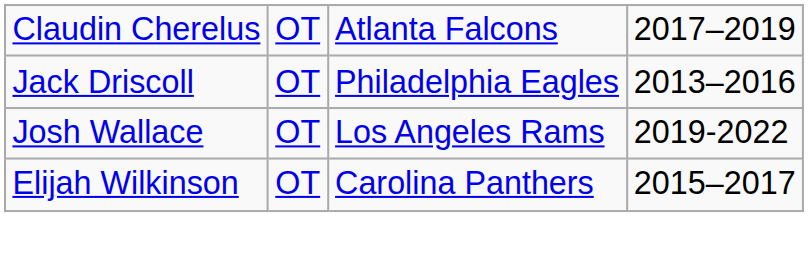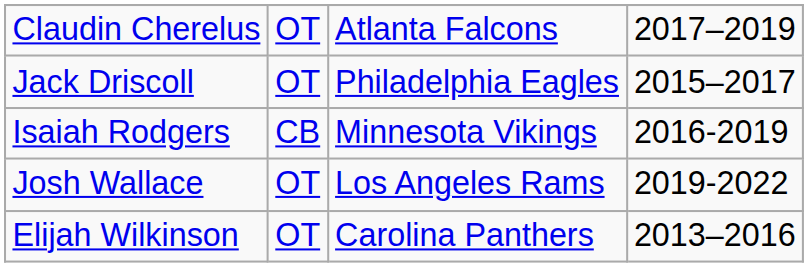(715, 81) 2013–2016 -> (715, 81) 2015–2017
+ row: (121, 132)
(715, 183) 2015–2017 -> (715, 235) 2013–2016
